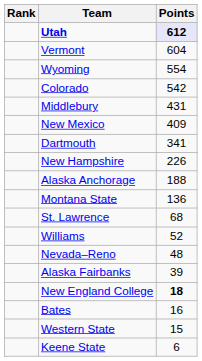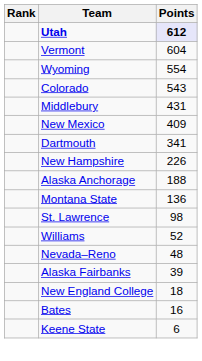(177, 87) 542 -> (177, 87) 543
(177, 217) 68 -> (177, 217) 98
(177, 291) bold -> (177, 291) normal
- row: (78, 328)
